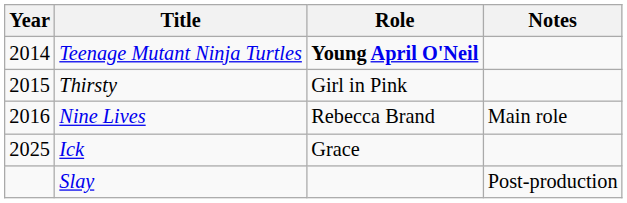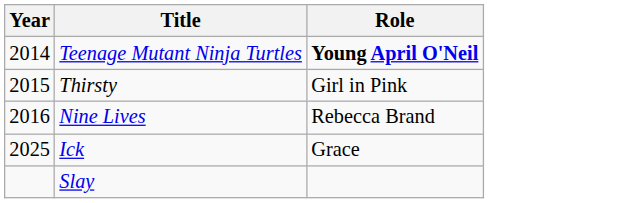- column: (553, 20)
